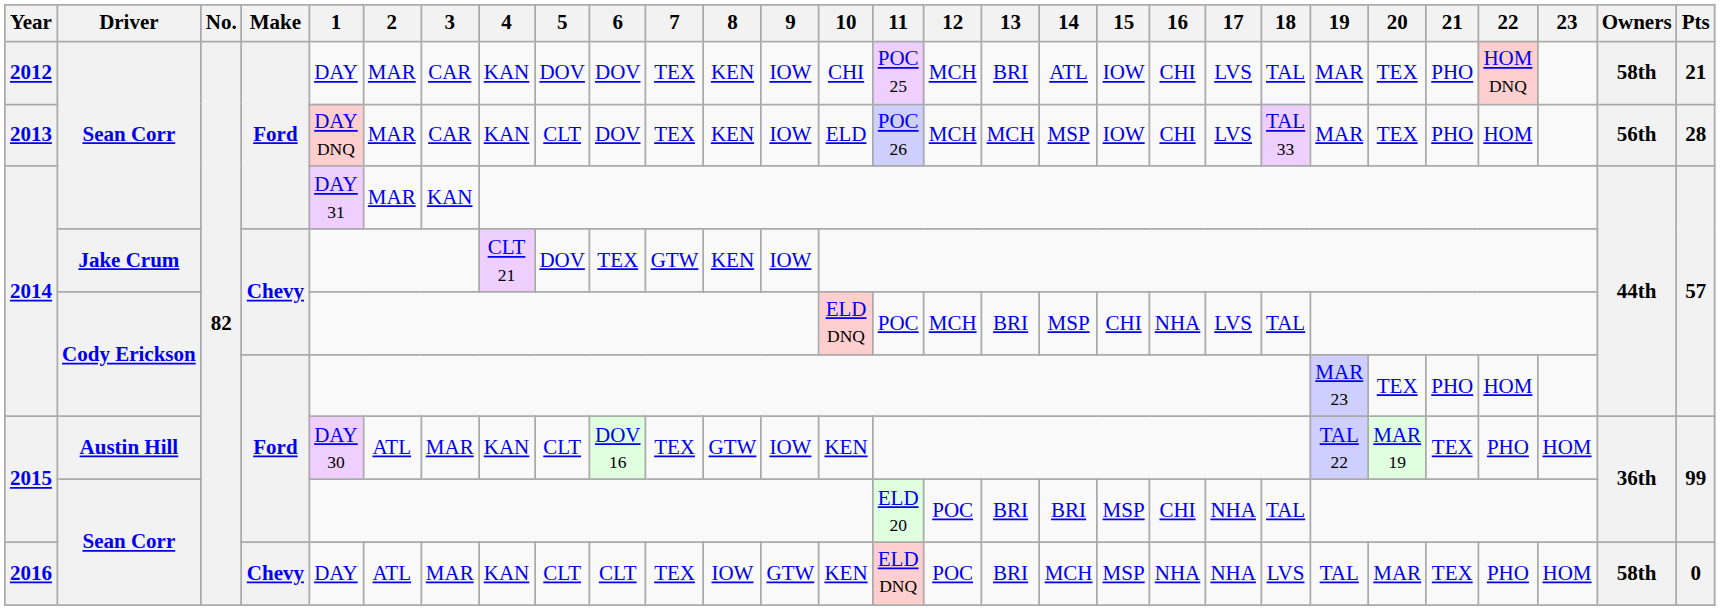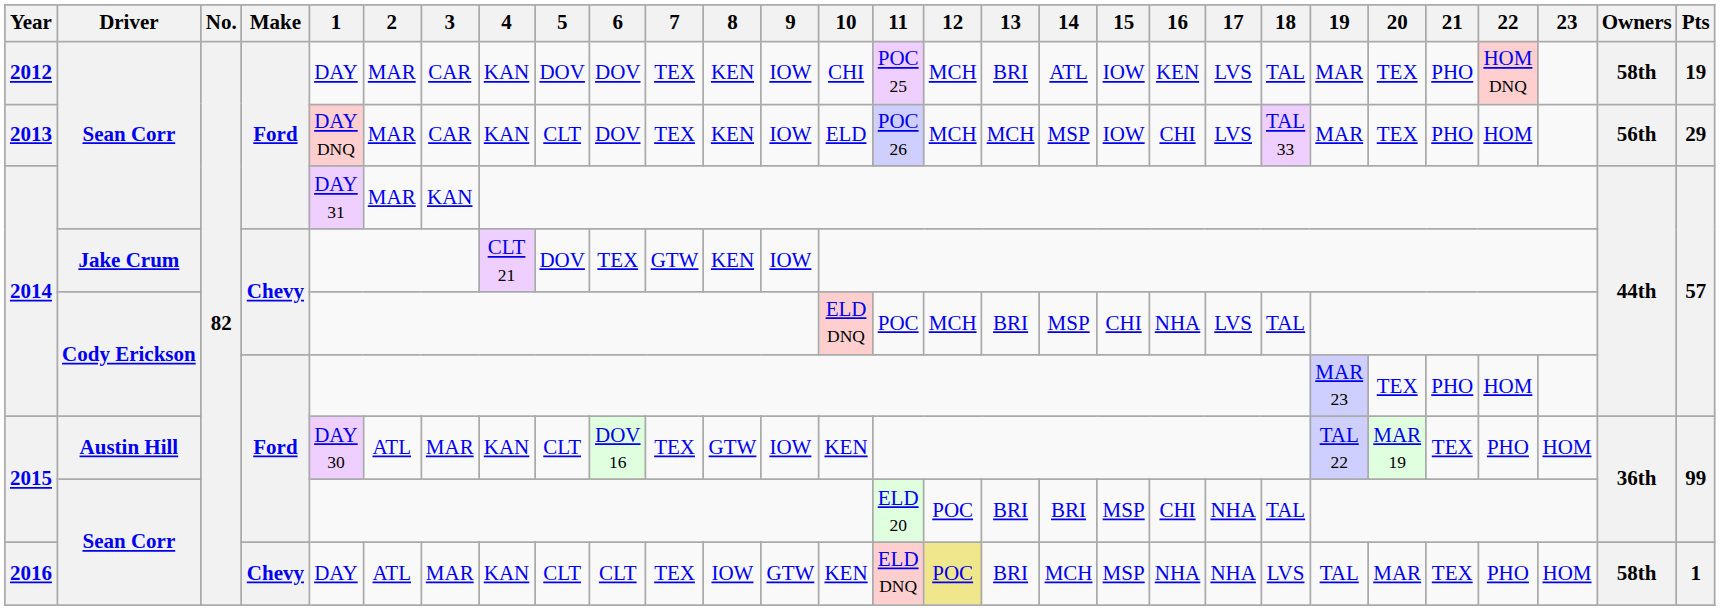(1178, 72) CHI -> (1178, 72) KEN
(1696, 72) 21 -> (1696, 72) 19
(1696, 134) 28 -> (1696, 134) 29
(953, 573) no background -> (953, 573) khaki background
(1696, 573) 0 -> (1696, 573) 1
